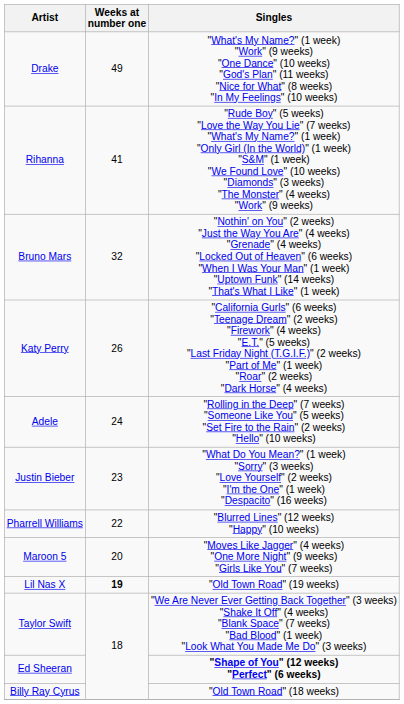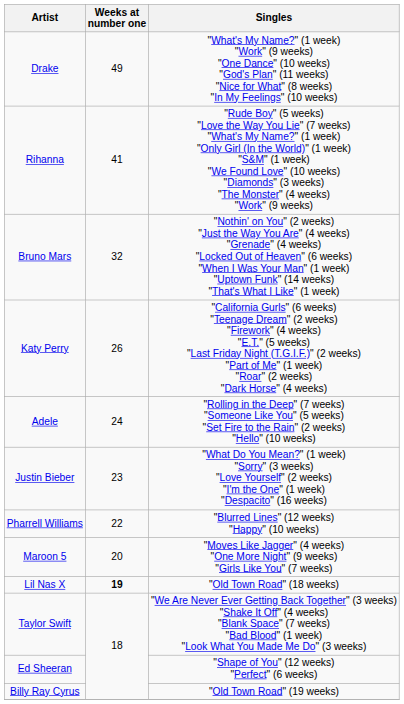(274, 585) "Old Town Road" (19 weeks) -> (274, 585) "Old Town Road" (18 weeks)
(274, 669) bold -> (274, 669) normal
(274, 691) "Old Town Road" (18 weeks) -> (274, 691) "Old Town Road" (19 weeks)
